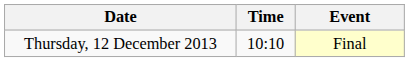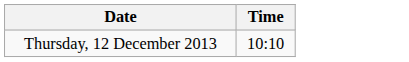- column: (350, 17)
